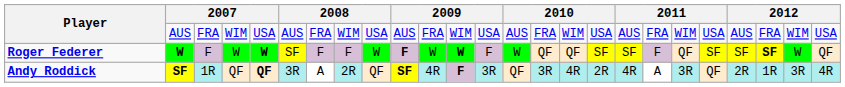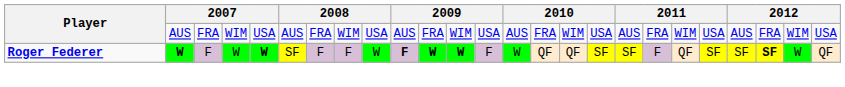(433, 53) normal -> (433, 53) bold
- row: (52, 72)
